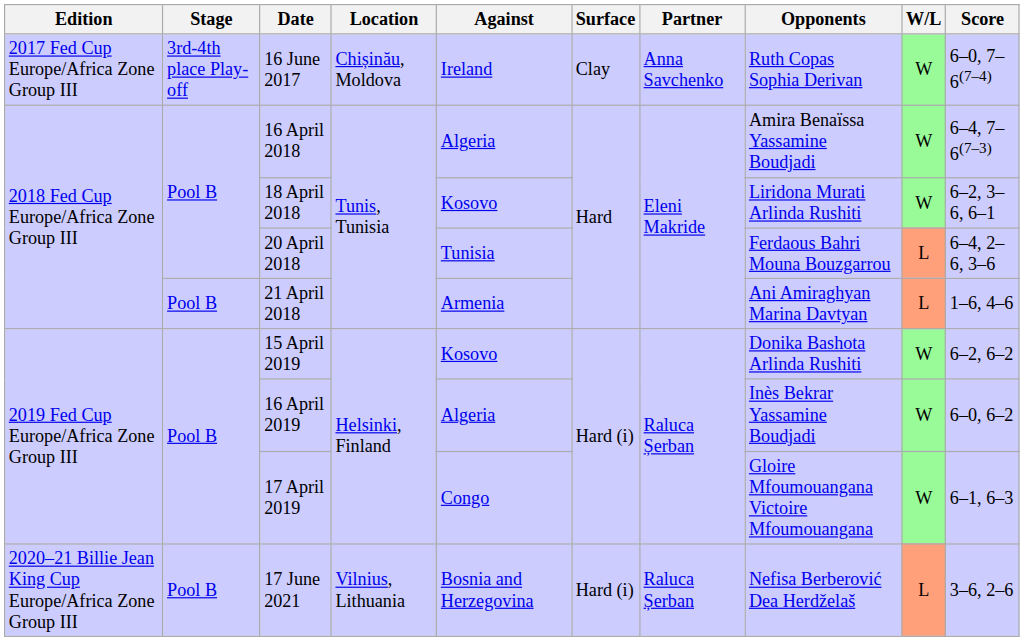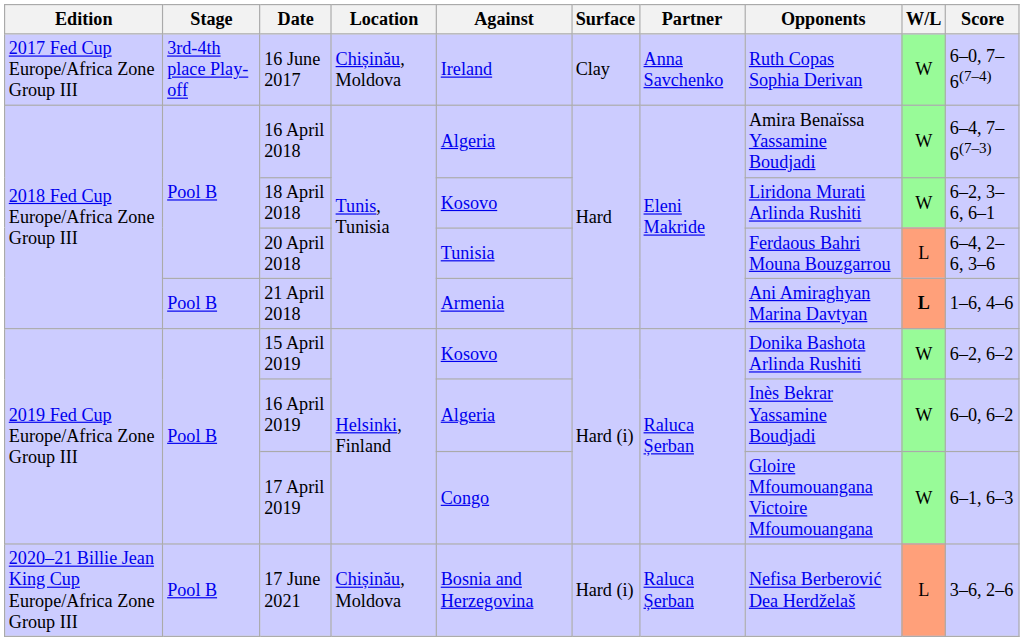(924, 302) normal -> (924, 302) bold
(370, 589) Vilnius, Lithuania -> (370, 589) Chișinău, Moldova
